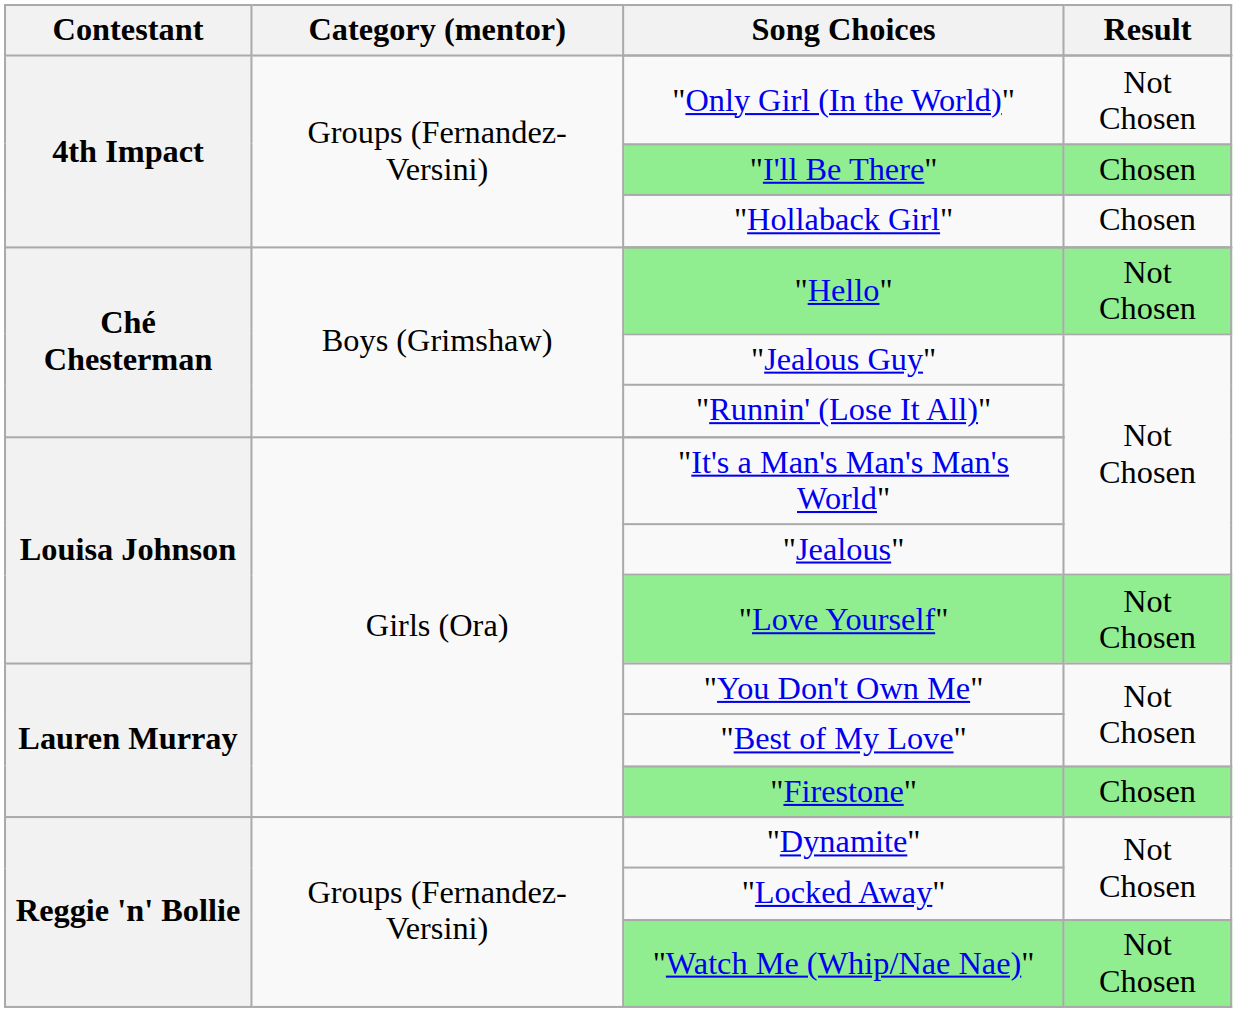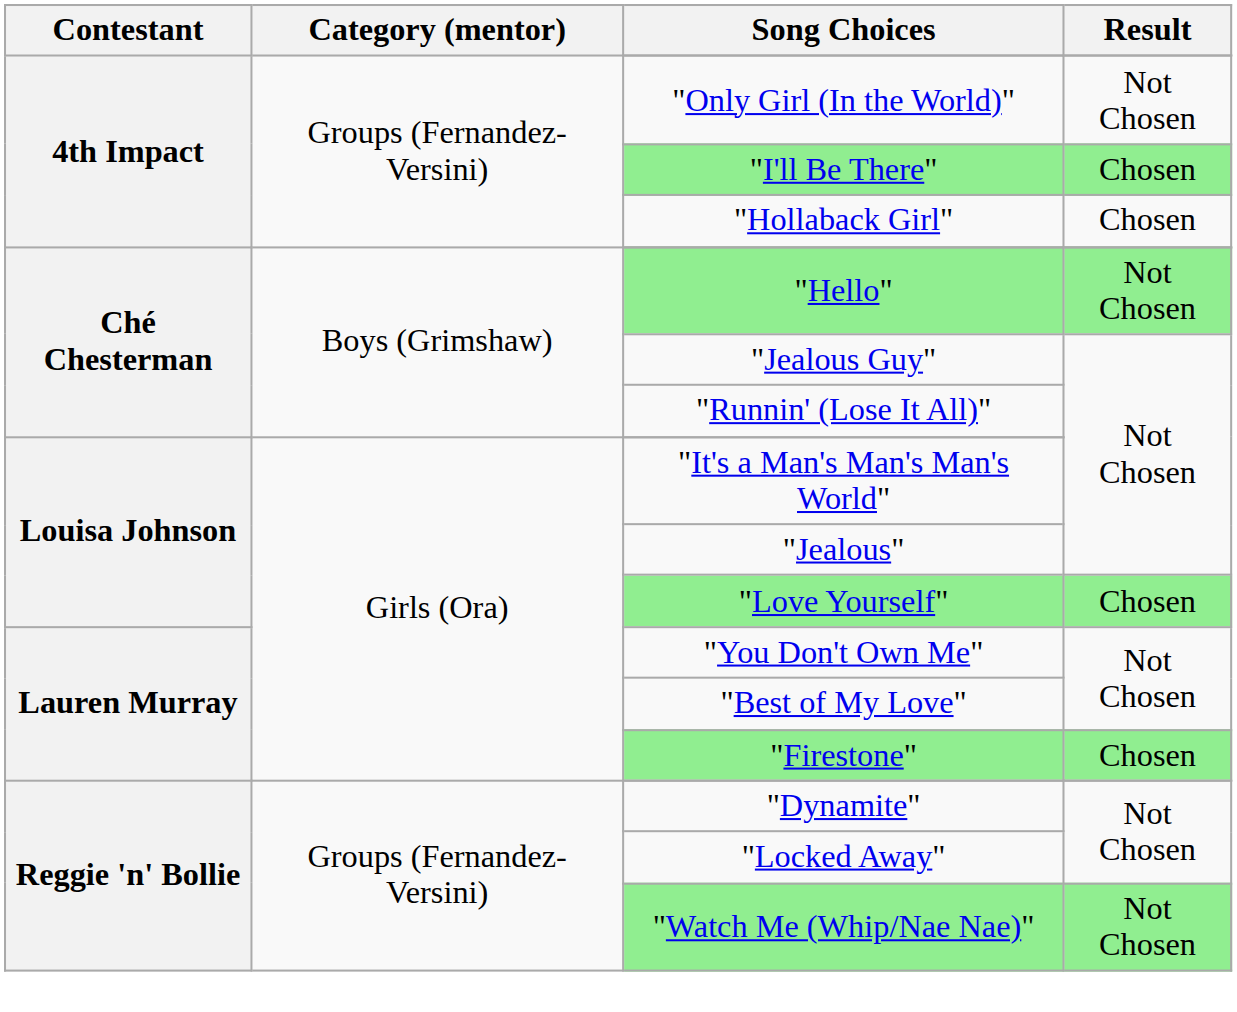(1148, 618) Not Chosen -> (1148, 600) Chosen
